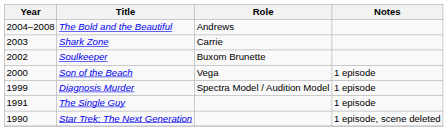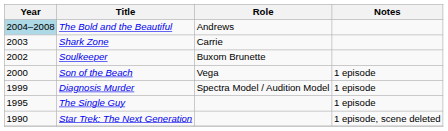(31, 27) no background -> (31, 27) lightblue background
(17, 103) 1991 -> (17, 103) 1995
